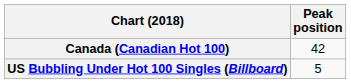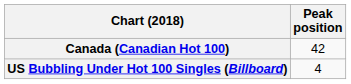(318, 68) 5 -> (318, 68) 4
